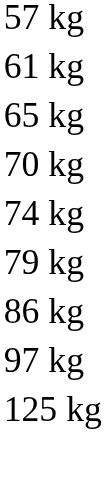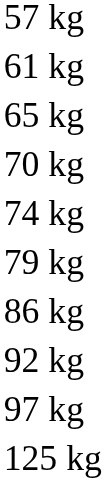+ row: (44, 360)
